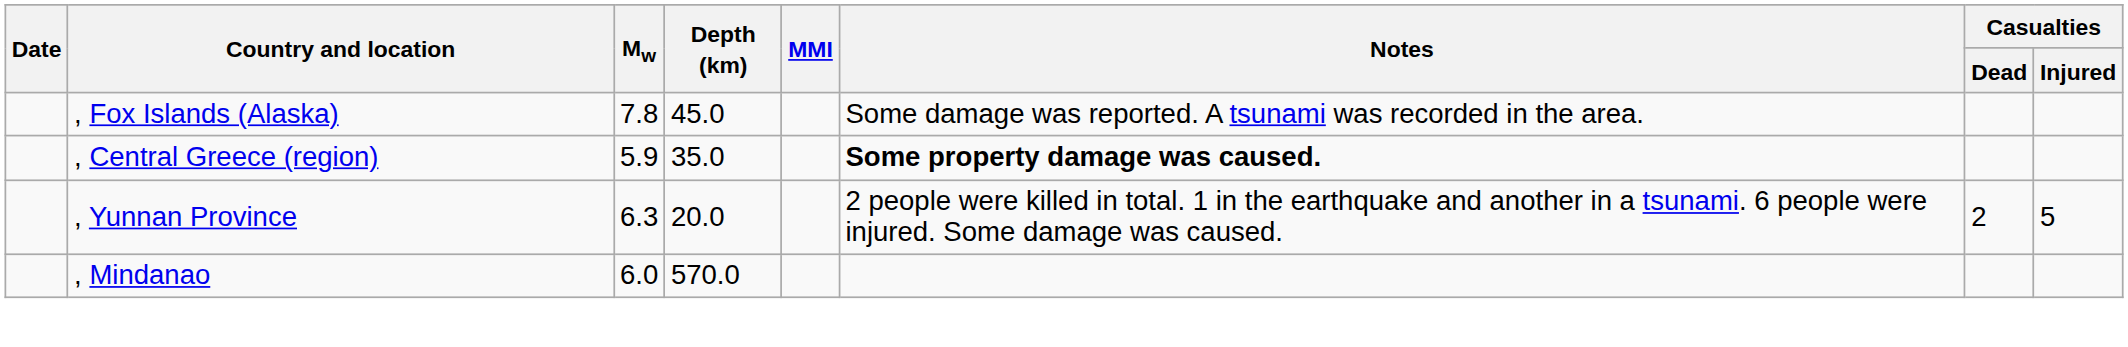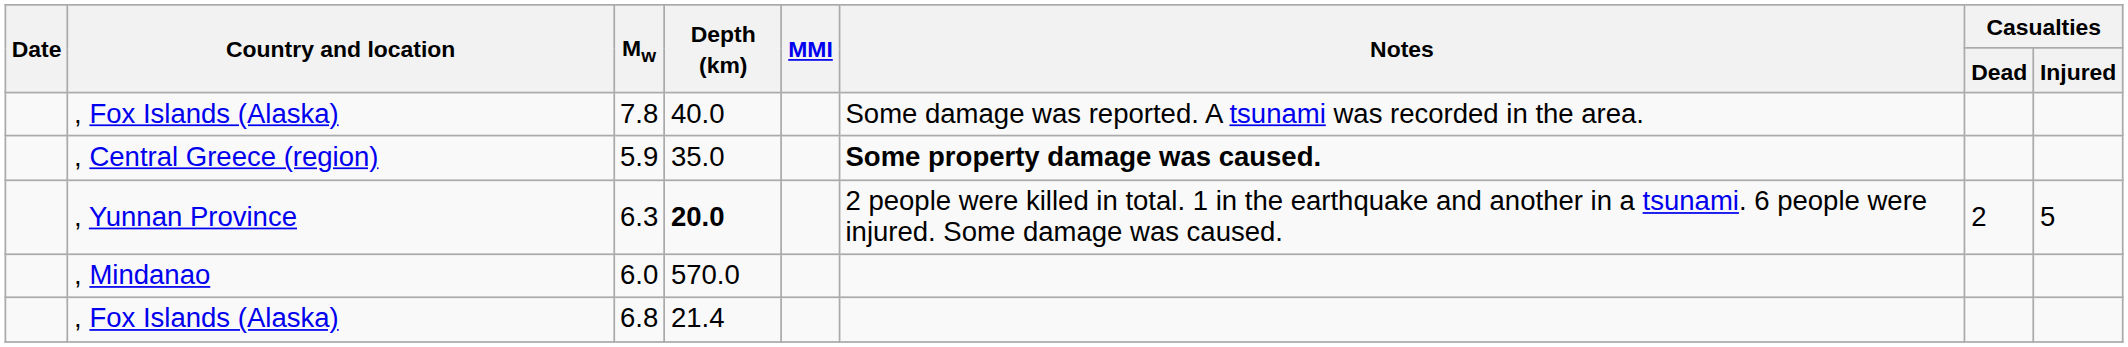(698, 113) 45.0 -> (698, 113) 40.0
(698, 216) normal -> (698, 216) bold
+ row: (639, 319)
